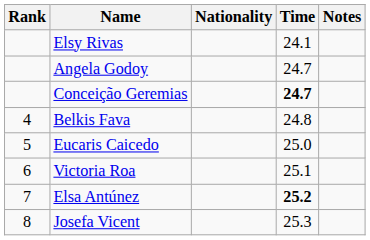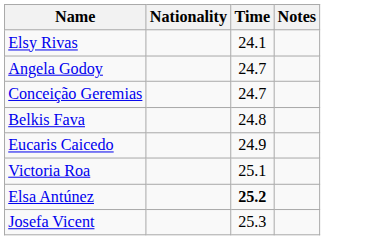- column: (27, 17)
(297, 94) bold -> (252, 94) normal
(297, 145) 25.0 -> (252, 145) 24.9
